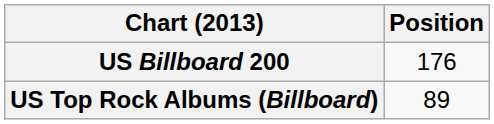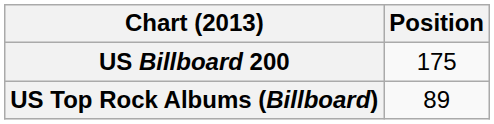(437, 61) 176 -> (437, 61) 175
